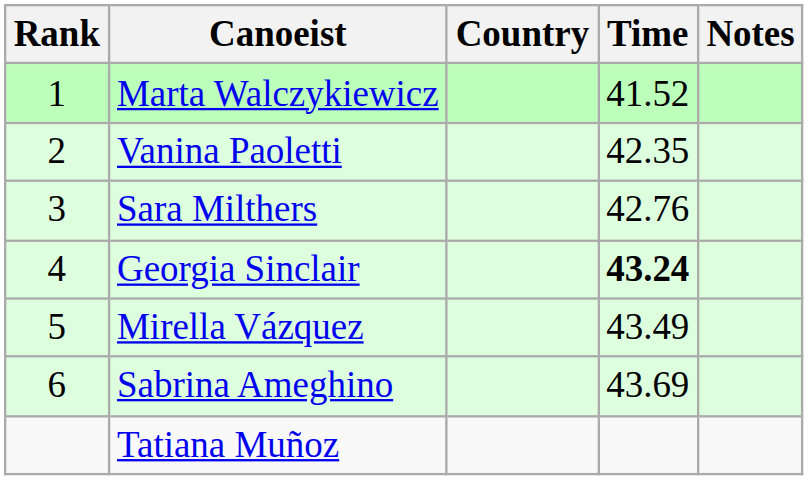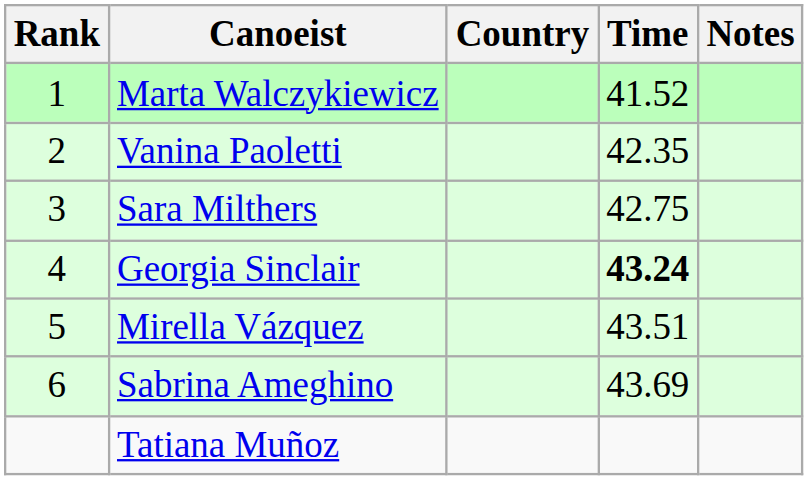(648, 209) 42.76 -> (648, 209) 42.75
(648, 326) 43.49 -> (648, 326) 43.51
